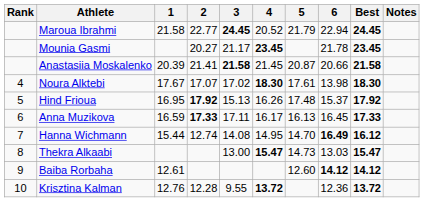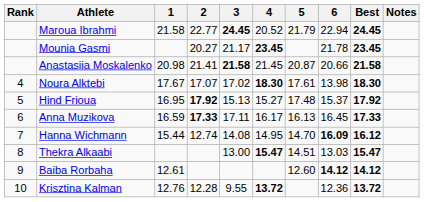(171, 65) 20.39 -> (171, 65) 20.98
(269, 100) 16.26 -> (269, 100) 15.27
(334, 135) 16.49 -> (334, 135) 16.09
(302, 153) 14.73 -> (302, 153) 14.51
